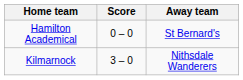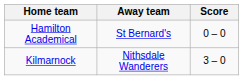columns swapped: (122, 12) <-> (192, 12)
